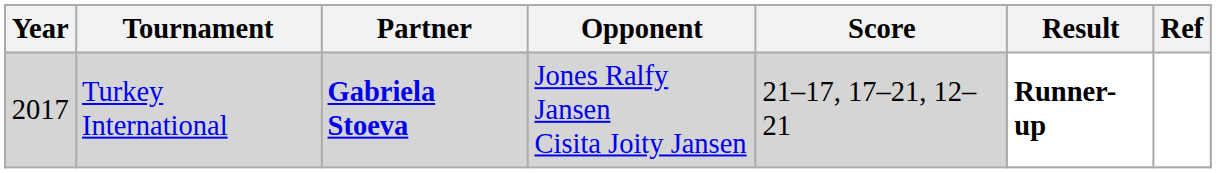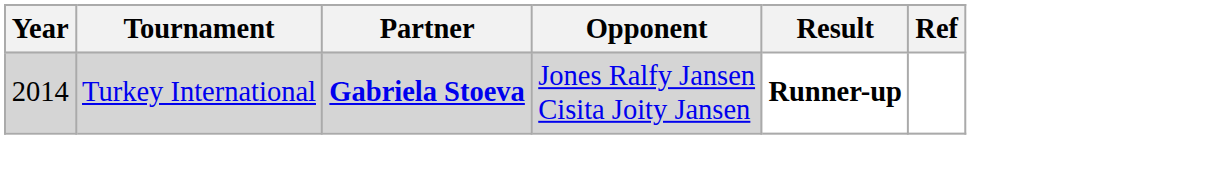- column: (882, 28)
(40, 109) 2017 -> (40, 92) 2014
